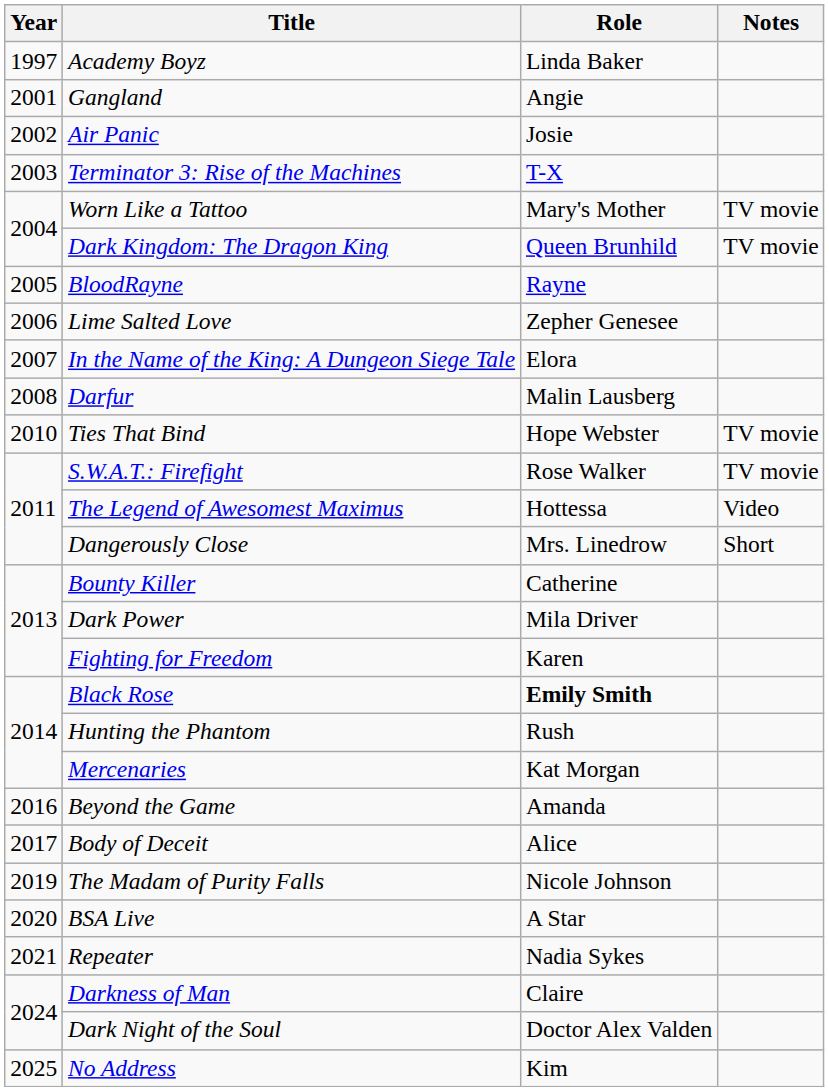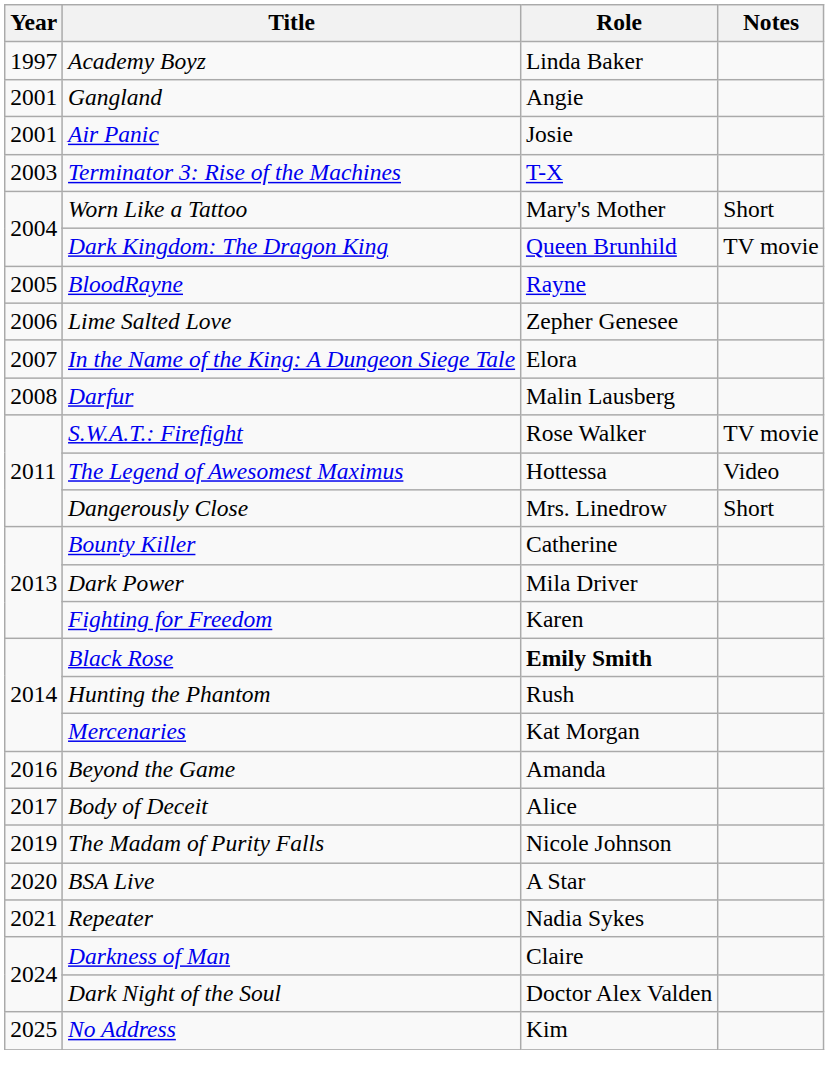(34, 135) 2002 -> (34, 135) 2001
(771, 209) TV movie -> (749, 209) Short
- row: (137, 433)
